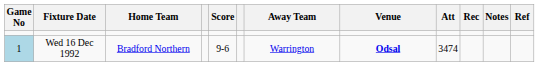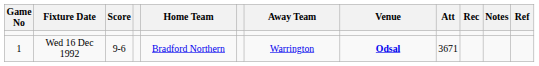columns swapped: (153, 17) <-> (223, 17)
(19, 48) lightblue background -> (19, 48) no background
(448, 48) 3474 -> (448, 48) 3671
